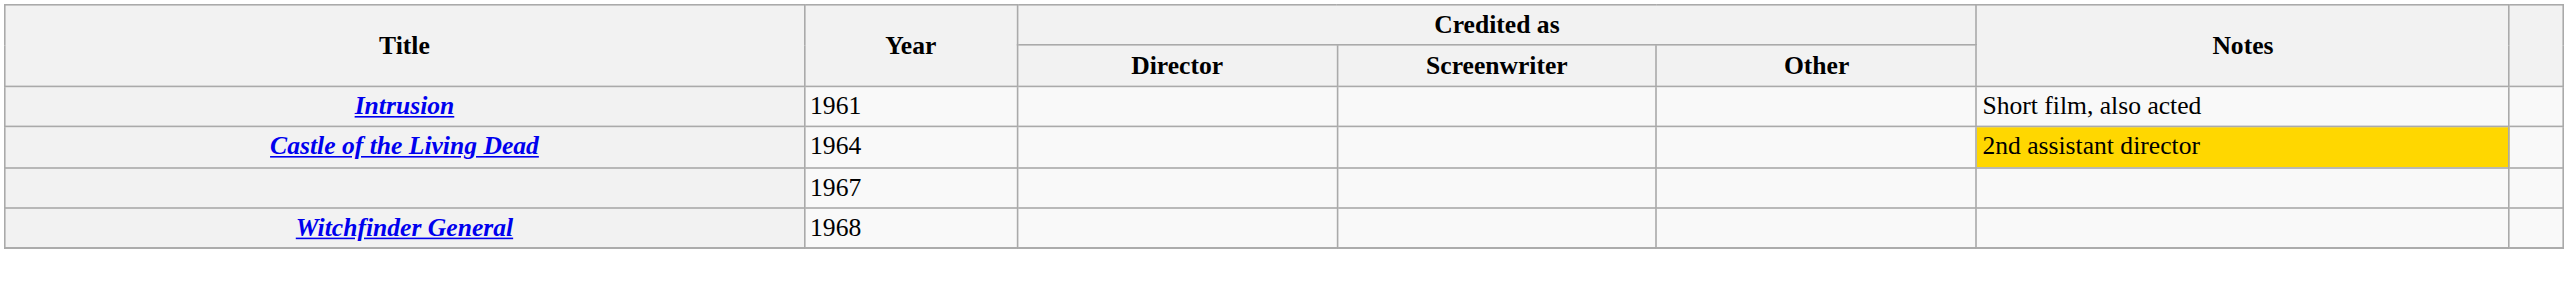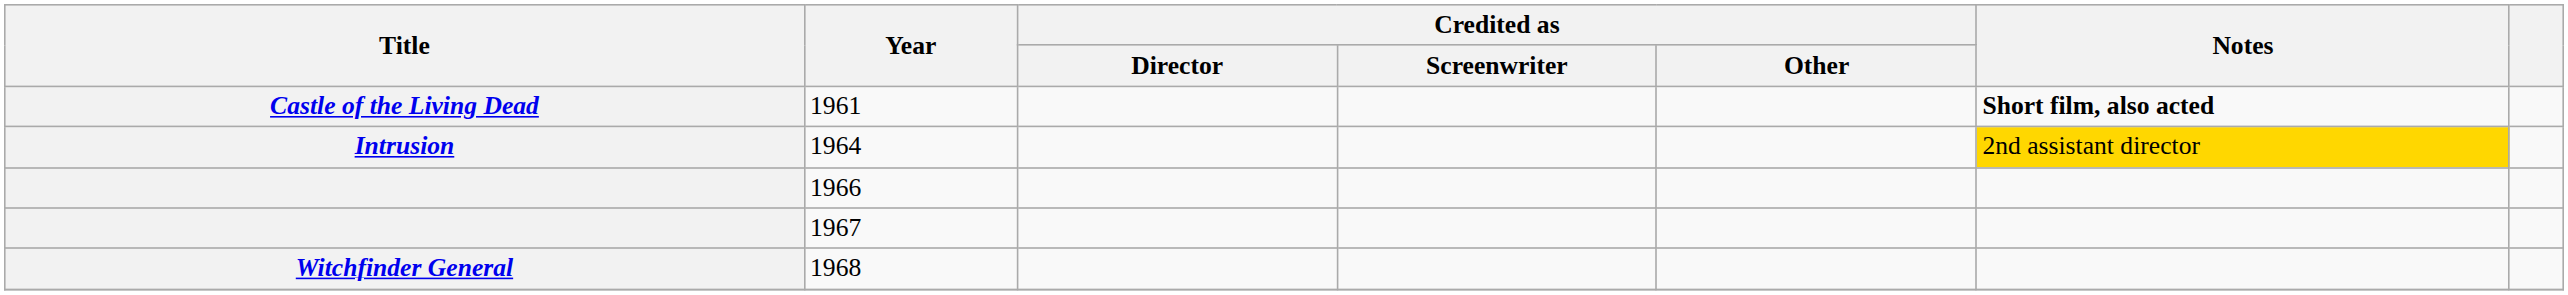(404, 106) Intrusion -> (404, 106) Castle of the Living Dead
(2092, 106) normal -> (2098, 106) bold
(404, 146) Castle of the Living Dead -> (404, 146) Intrusion
+ row: (836, 187)
